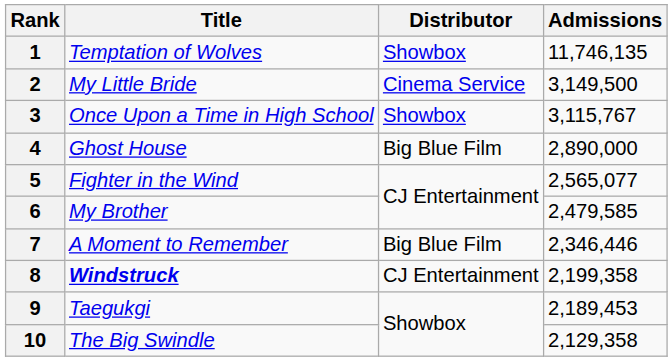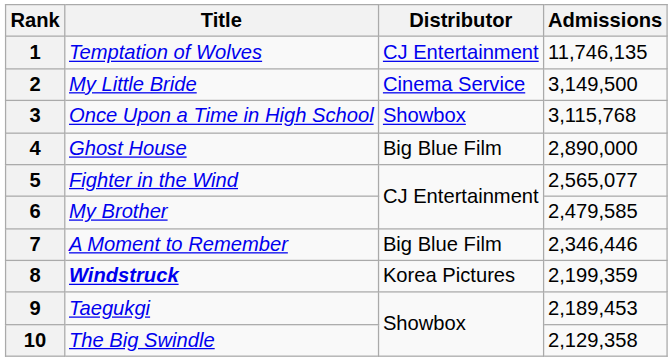(424, 52) Showbox -> (461, 52) CJ Entertainment
(592, 116) 3,115,767 -> (592, 116) 3,115,768
(461, 276) CJ Entertainment -> (449, 276) Korea Pictures
(593, 276) 2,199,358 -> (593, 276) 2,199,359
